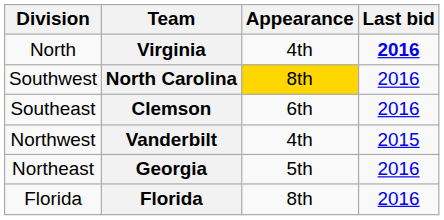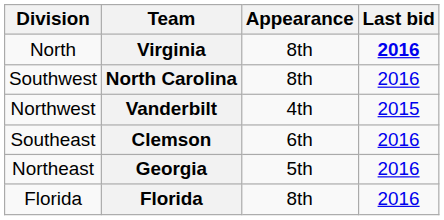(300, 49) 4th -> (300, 49) 8th
(300, 79) gold background -> (300, 79) no background
rows swapped: (171, 139) <-> (171, 109)
